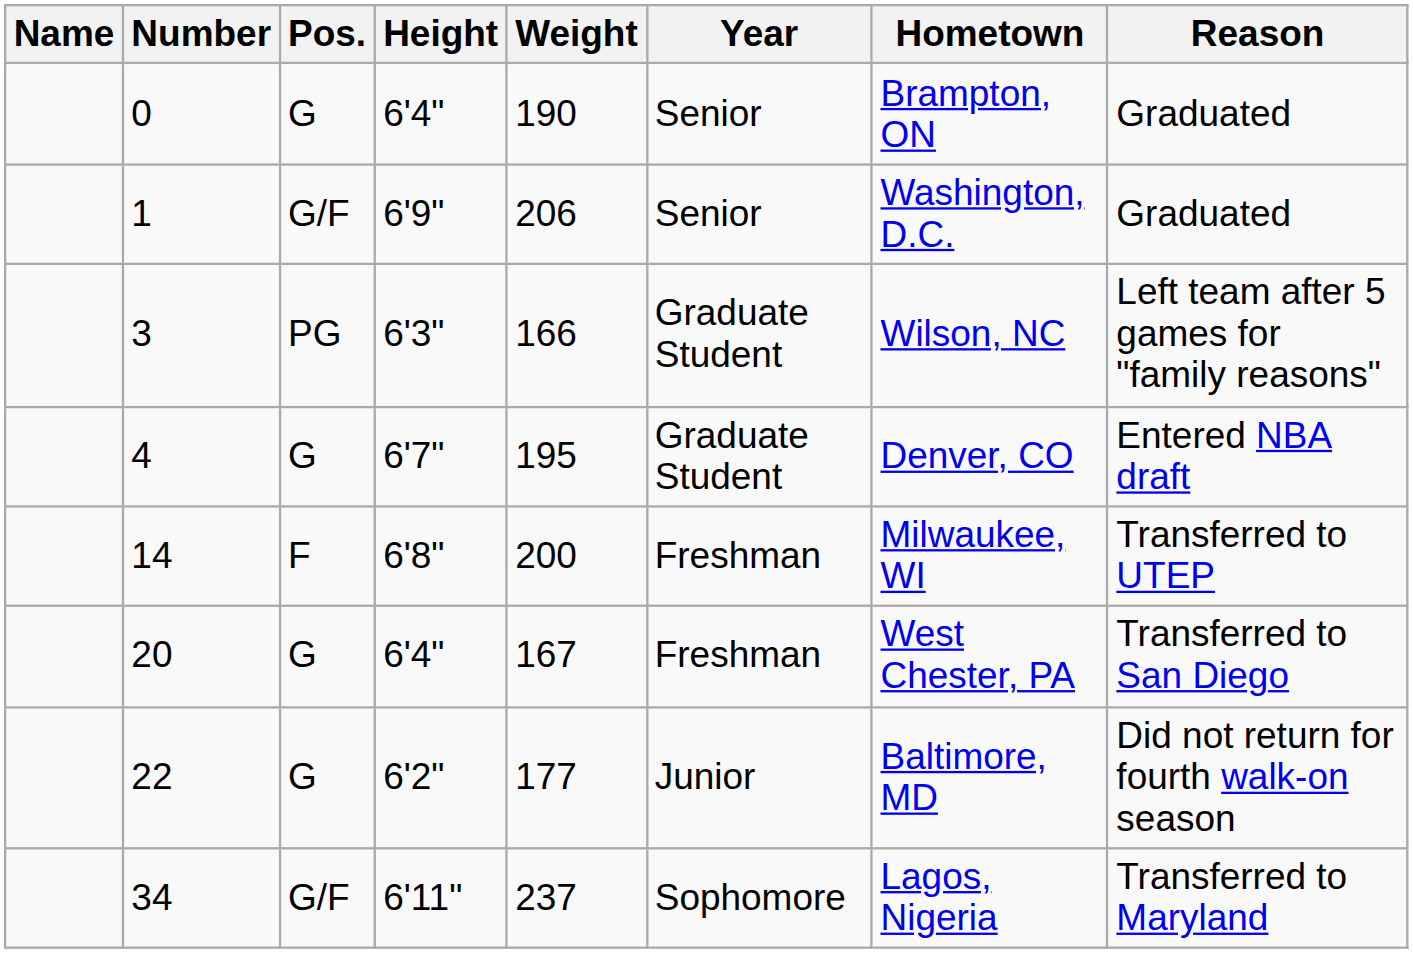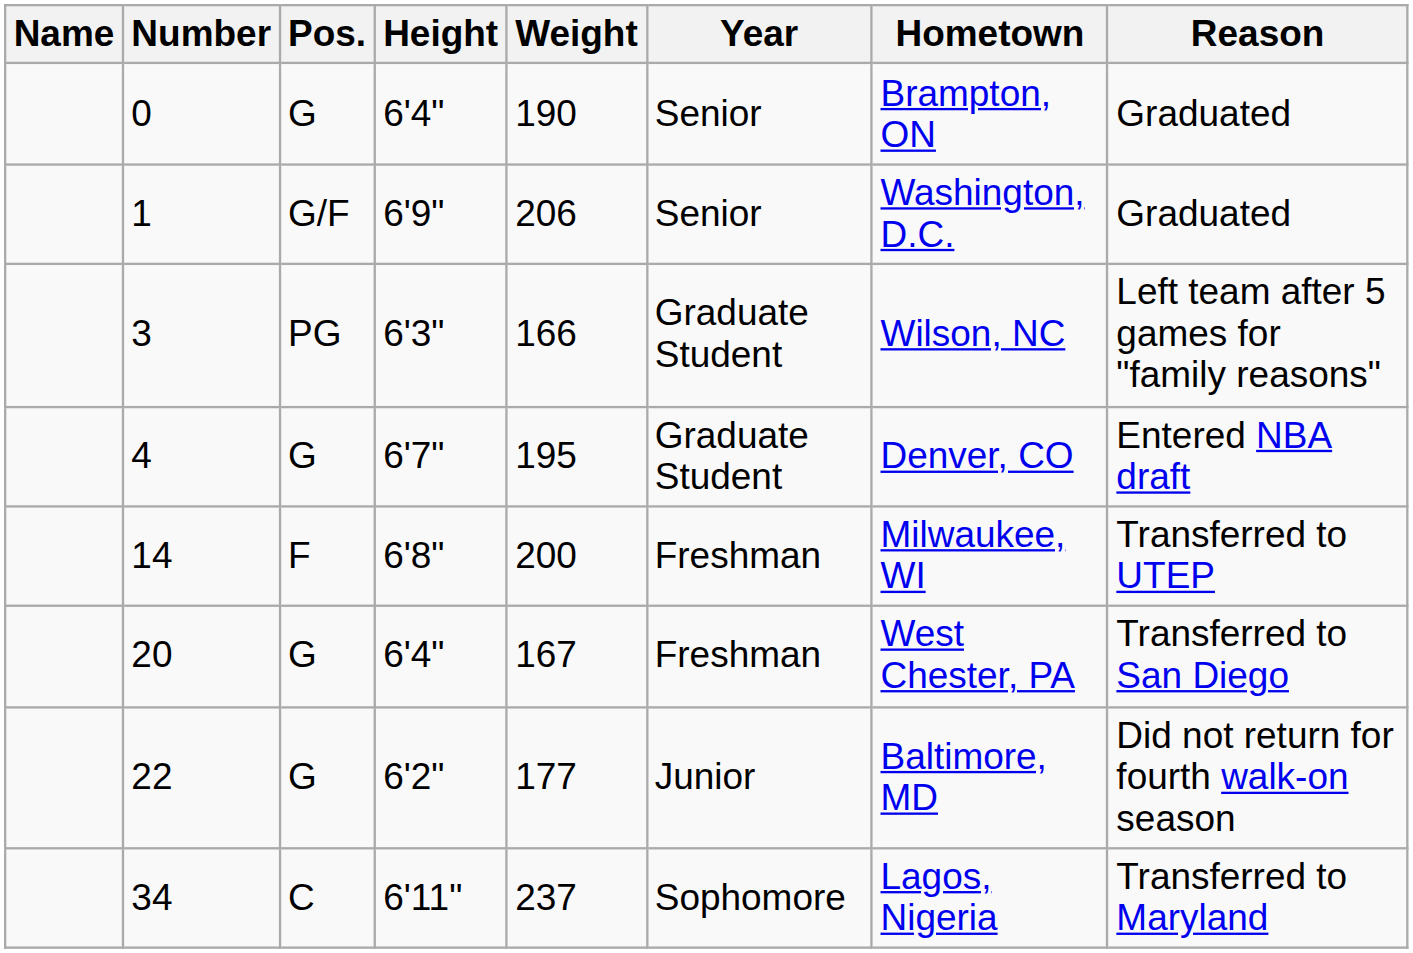(319, 897) G/F -> (301, 897) C
